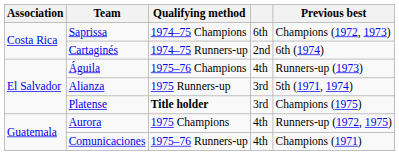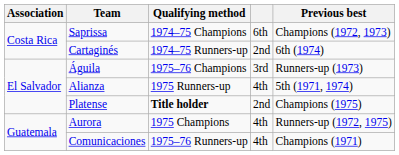(260, 68) 4th -> (261, 68) 3rd
(261, 86) 3rd -> (260, 86) 4th
(261, 104) 3rd -> (262, 104) 2nd
